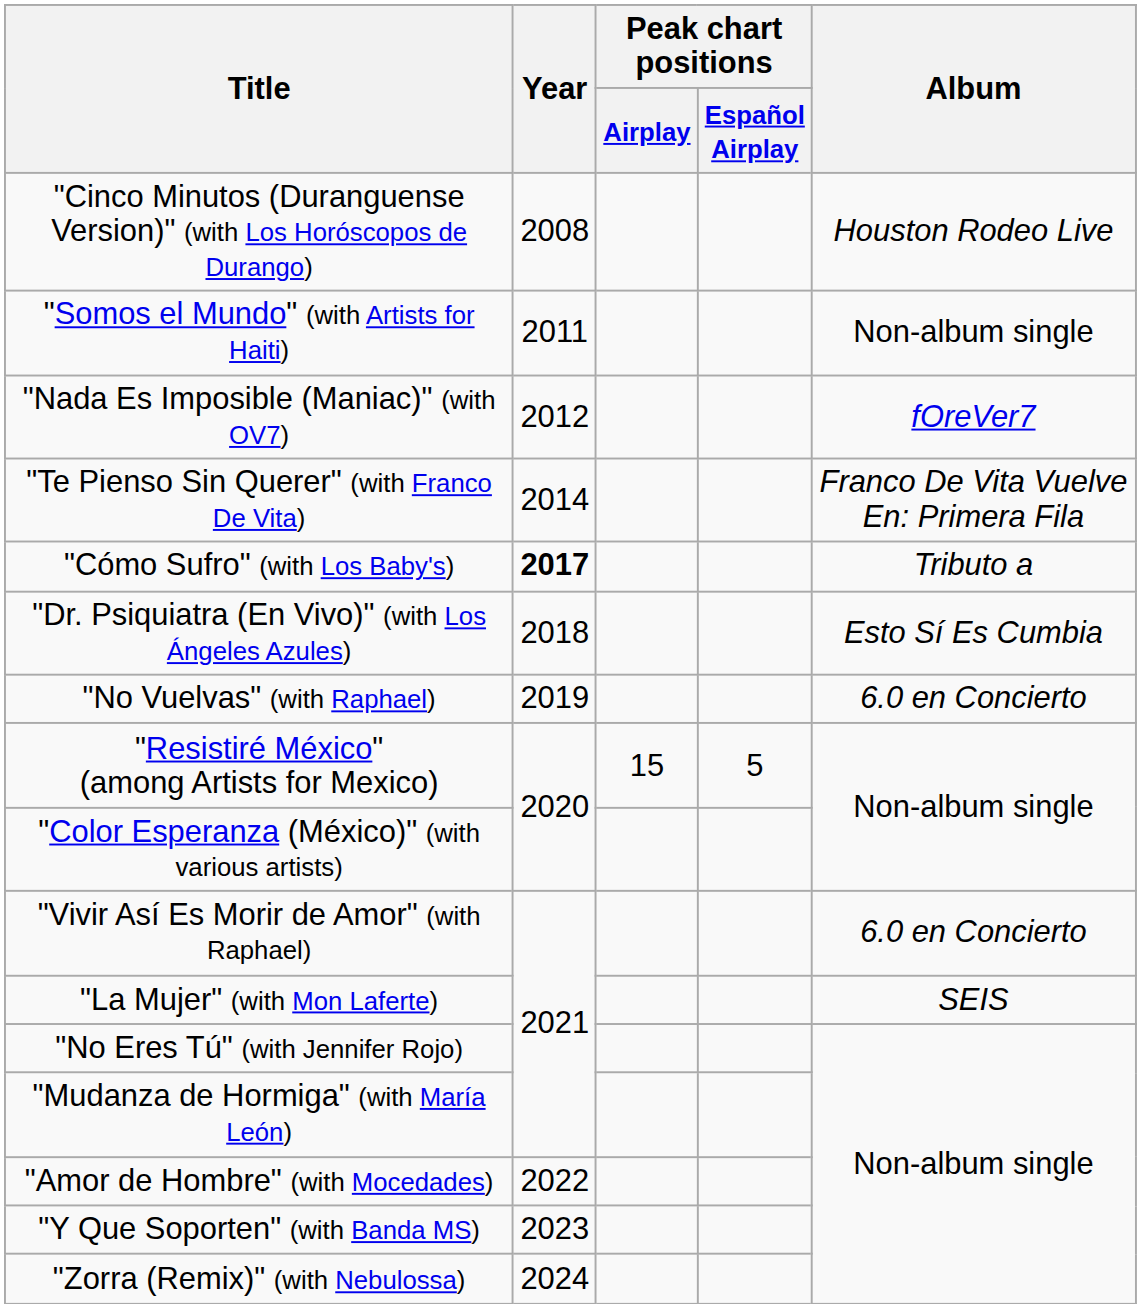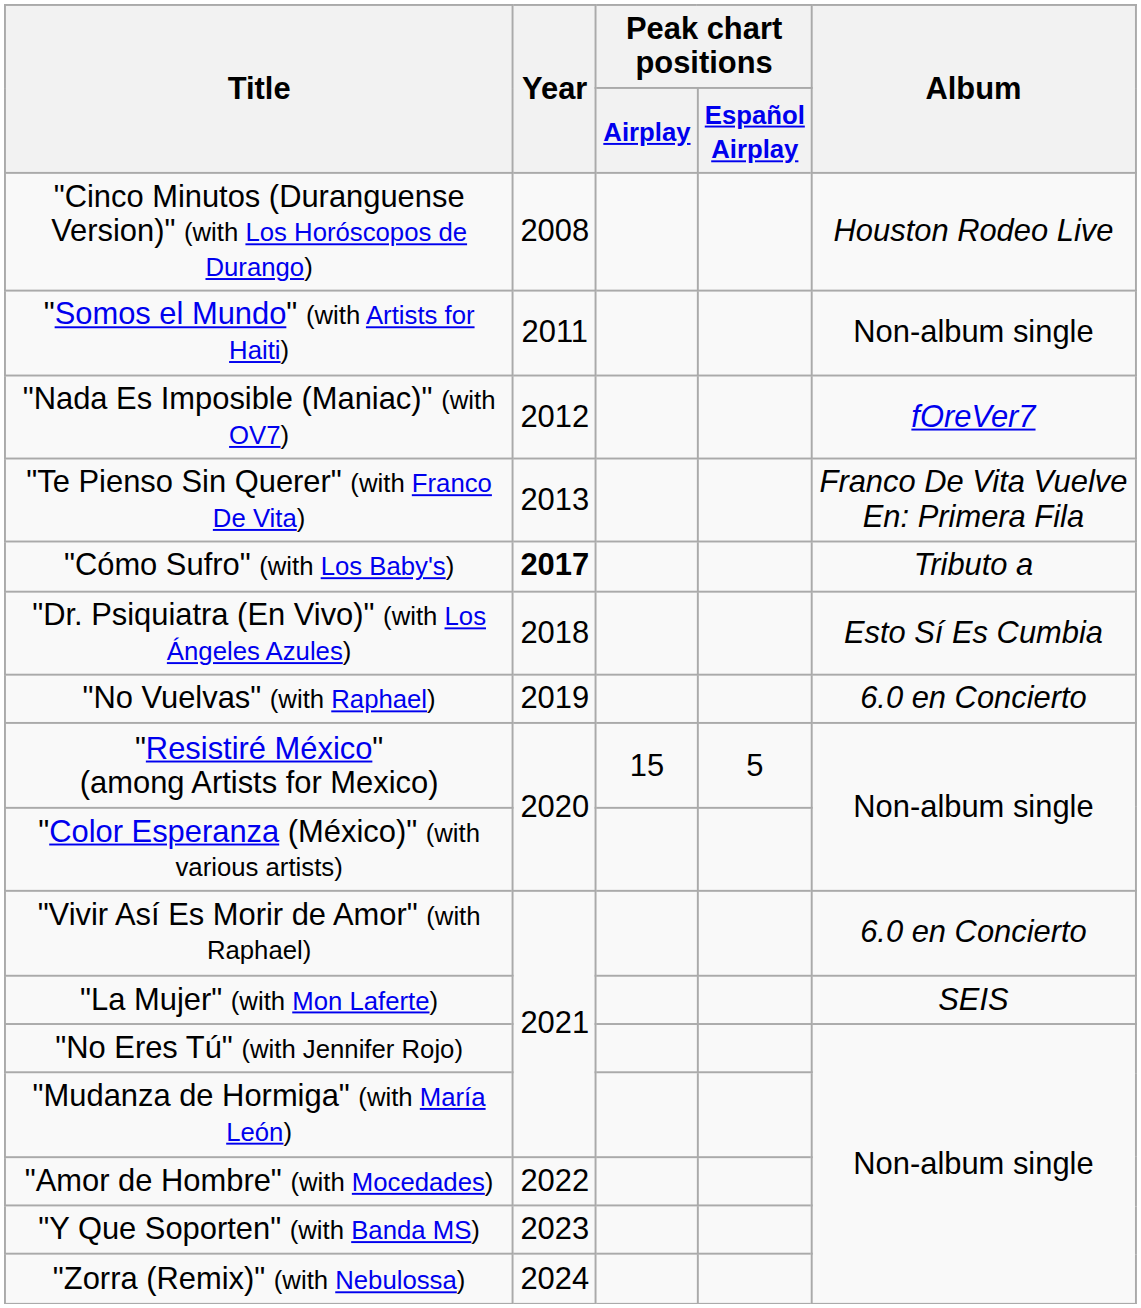(555, 499) 2014 -> (555, 499) 2013
